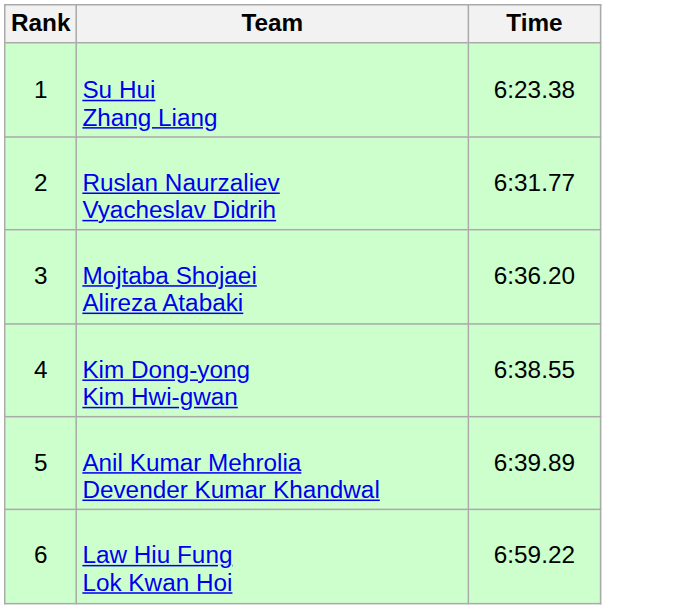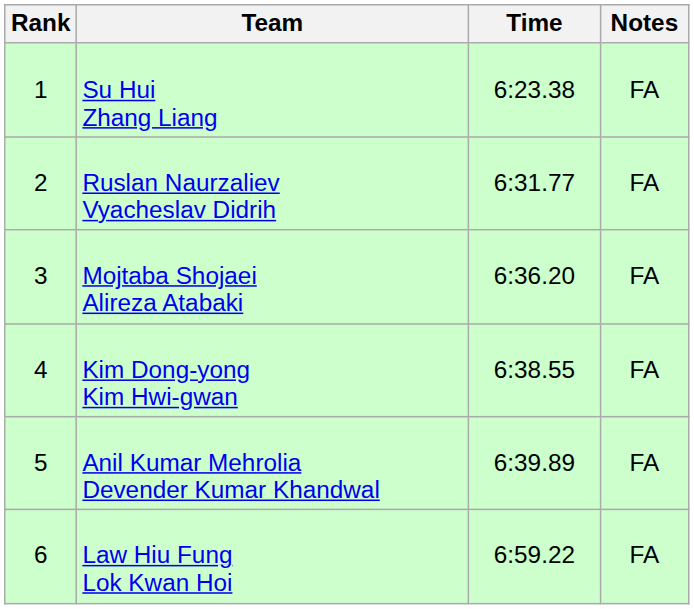+ column: (644, 23)
